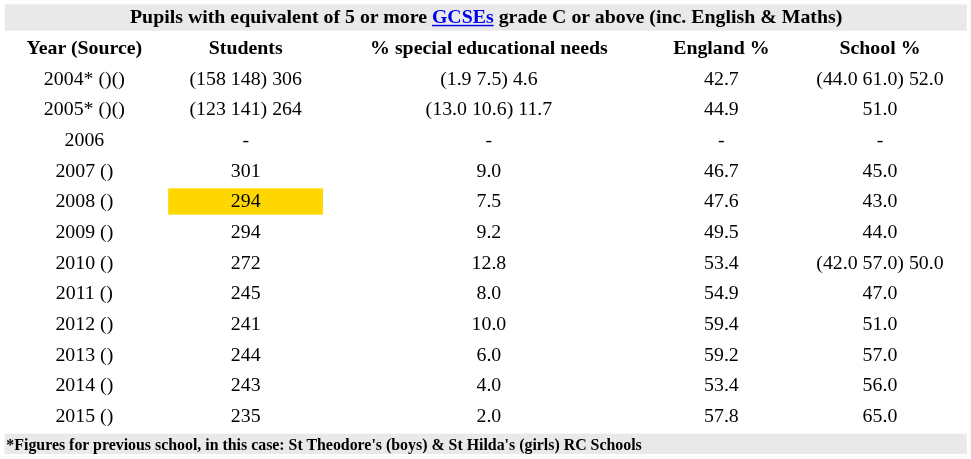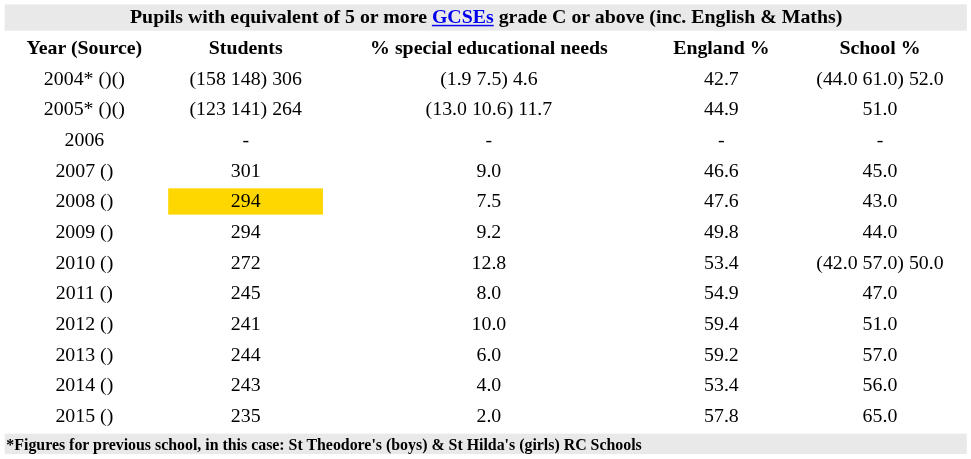(721, 170) 46.7 -> (721, 170) 46.6
(721, 231) 49.5 -> (721, 231) 49.8
